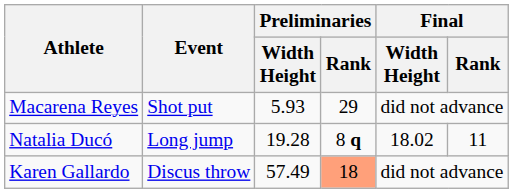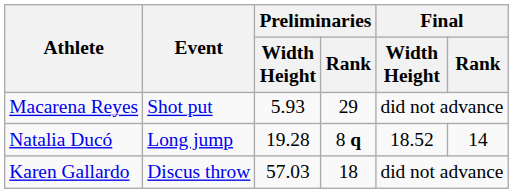(412, 140) 18.02 -> (412, 140) 18.52
(478, 140) 11 -> (478, 140) 14
(288, 172) 57.49 -> (288, 172) 57.03
(348, 172) lightsalmon background -> (348, 172) no background
